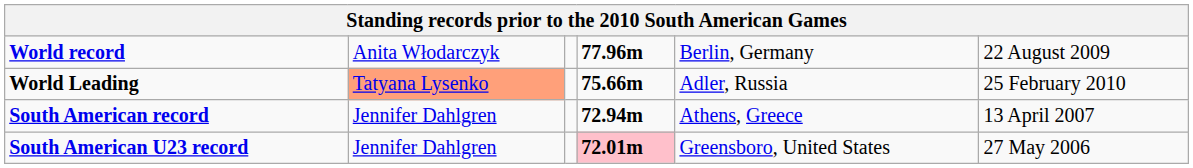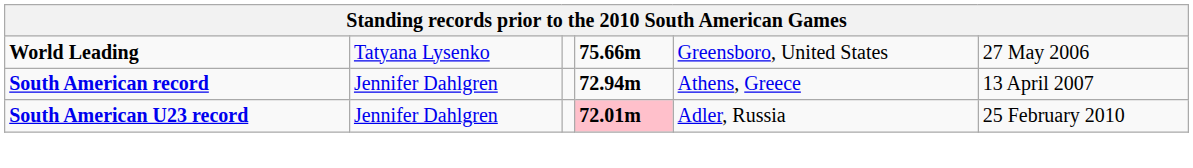- row: (67, 52)
(421, 83) lightsalmon background -> (422, 52) no background
(733, 83) Adler, Russia -> (783, 52) Greensboro, United States
(1055, 83) 25 February 2010 -> (1036, 52) 27 May 2006
(785, 147) Greensboro, United States -> (732, 115) Adler, Russia
(1037, 147) 27 May 2006 -> (1054, 115) 25 February 2010
